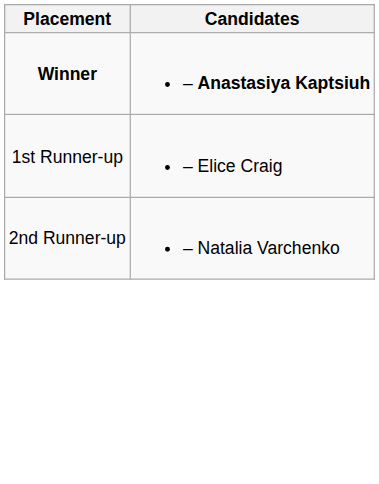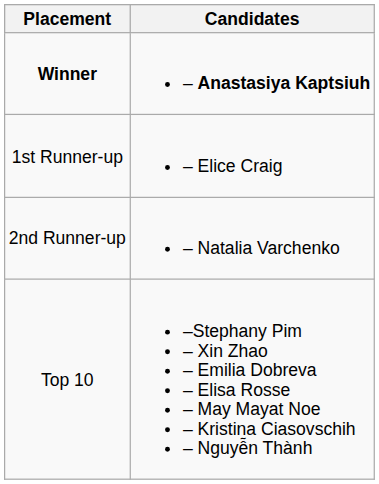+ row: (67, 380)
